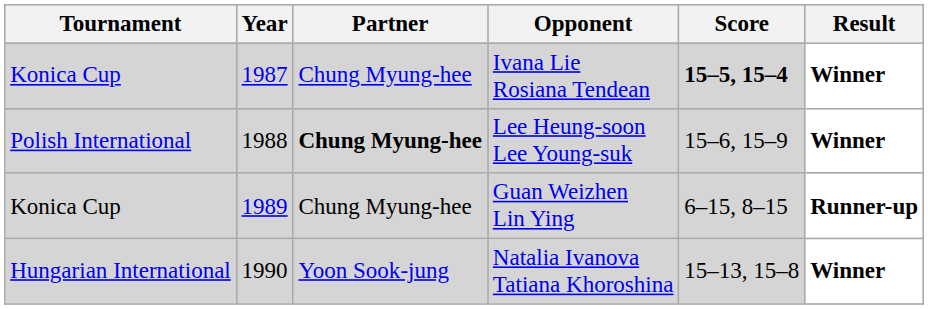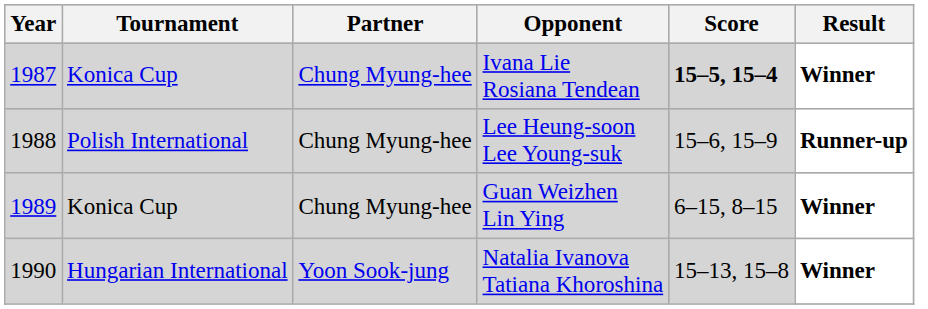columns swapped: (265, 23) <-> (120, 23)
(390, 140) bold -> (385, 140) normal
(848, 140) Winner -> (854, 140) Runner-up
(864, 205) Runner-up -> (837, 205) Winner
